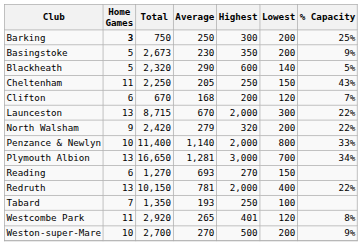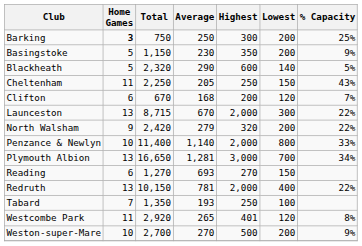(157, 53) 2,673 -> (157, 53) 1,150
